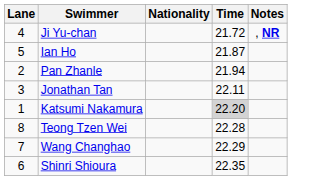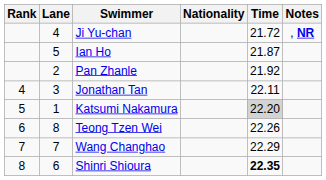+ column: (22, 14)
(230, 71) 21.94 -> (265, 71) 21.92
(230, 128) 22.28 -> (265, 128) 22.26
(230, 166) normal -> (265, 166) bold
